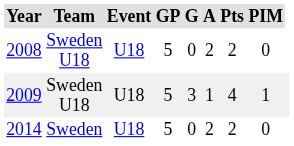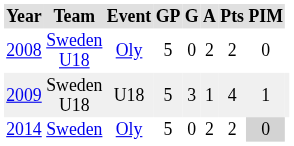(129, 50) U18 -> (129, 50) Oly
(129, 129) U18 -> (129, 129) Oly
(266, 129) no background -> (266, 129) lightgrey background
